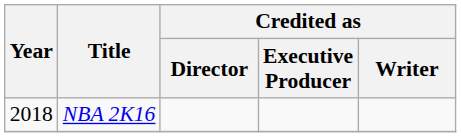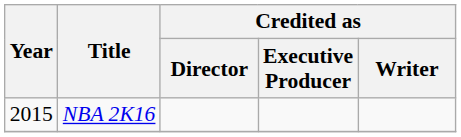(31, 114) 2018 -> (31, 114) 2015
